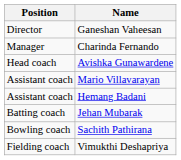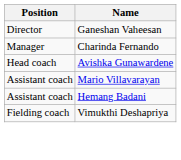- row: (110, 113)
- row: (115, 130)
